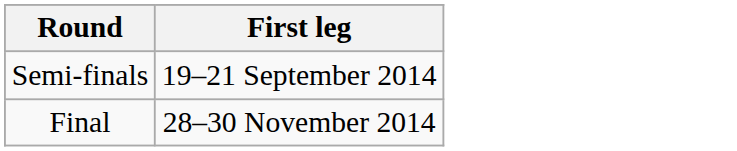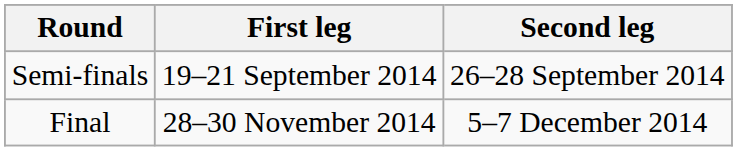+ column: (587, 27)
